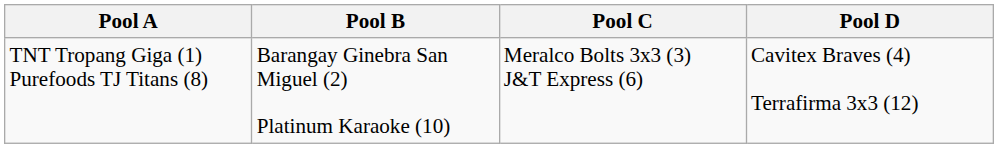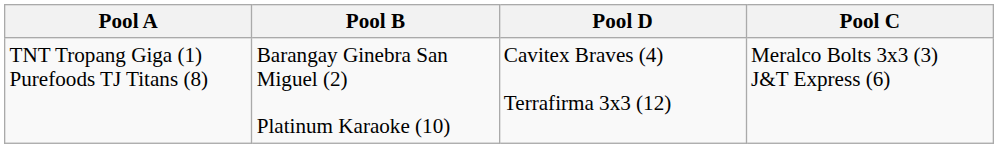columns swapped: (623, 21) <-> (870, 21)
